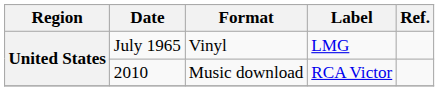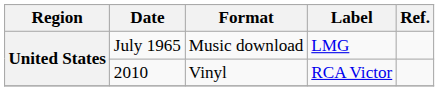(208, 45) Vinyl -> (246, 45) Music download
(246, 72) Music download -> (208, 72) Vinyl
